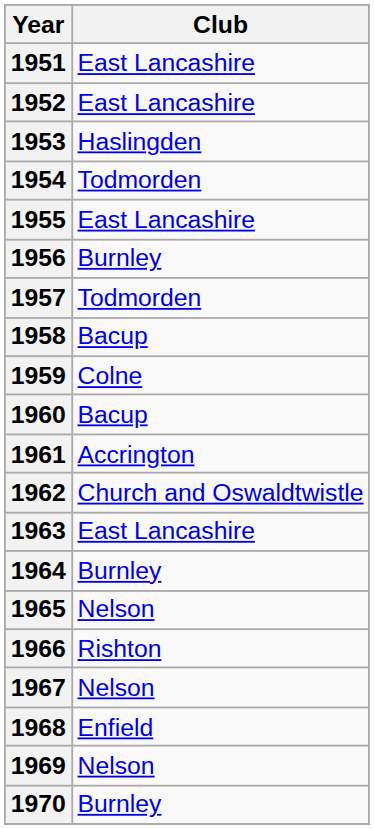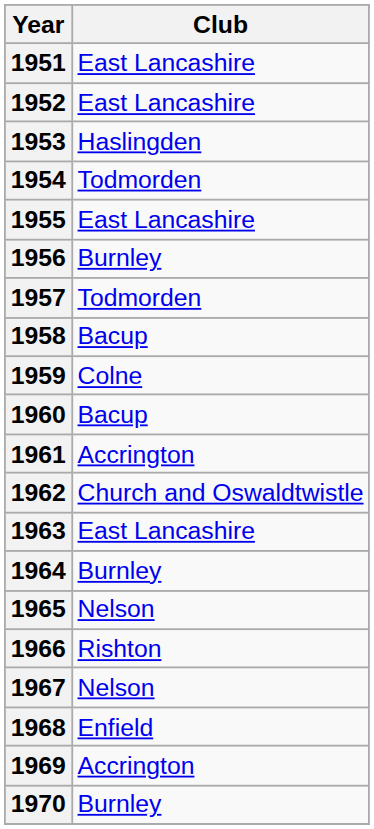(116, 765) Nelson -> (136, 765) Accrington
